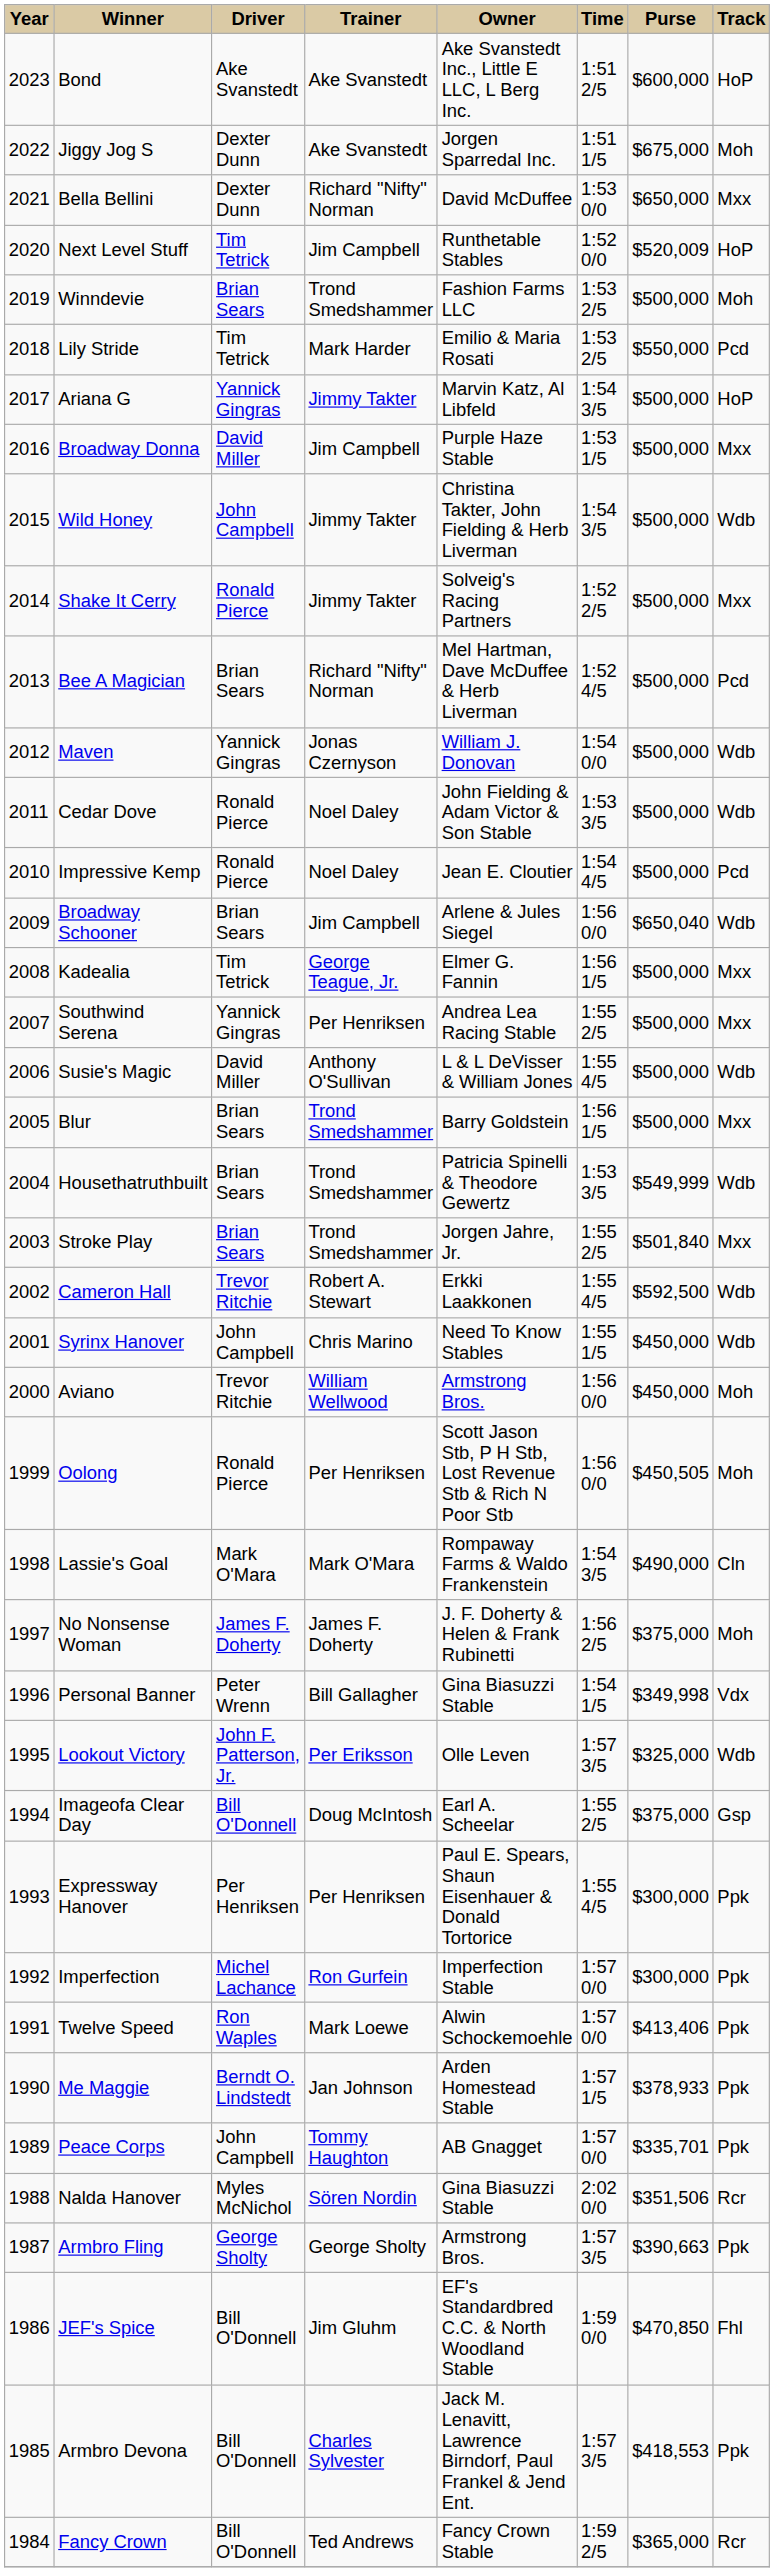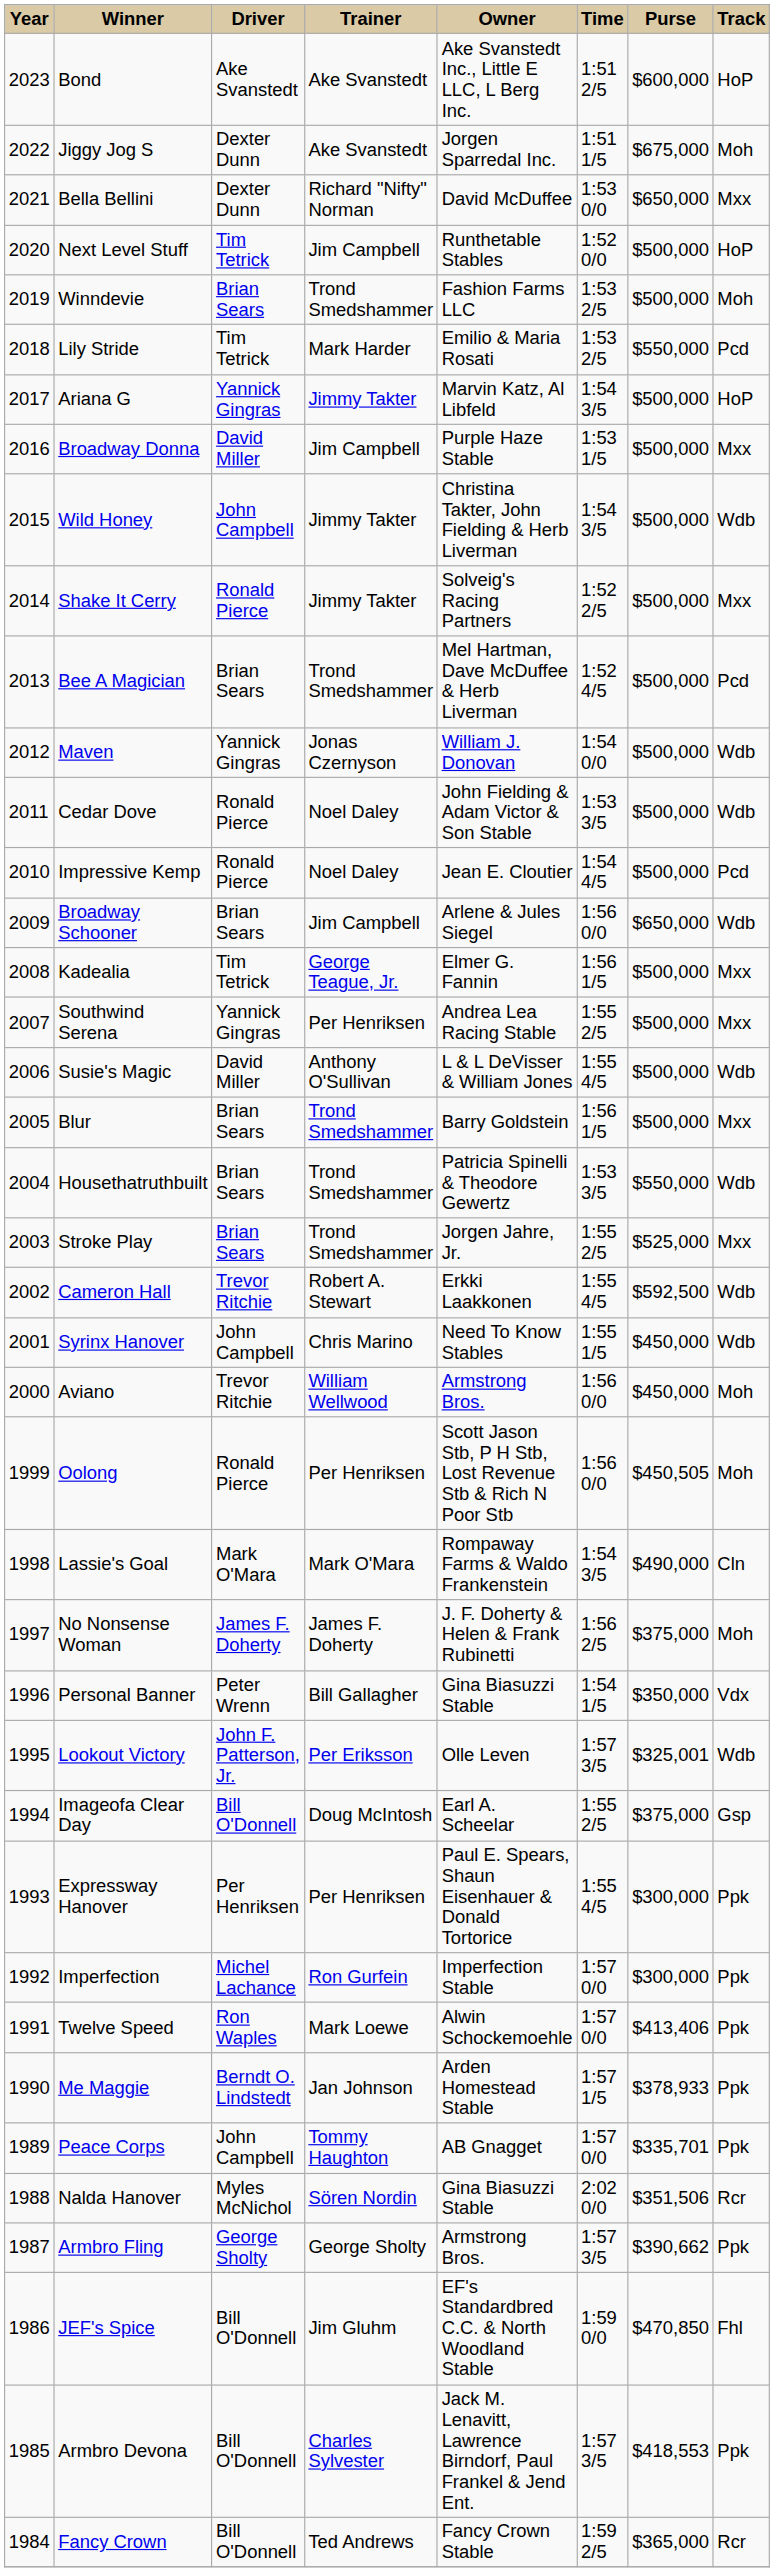(671, 249) $520,009 -> (671, 249) $500,000
(368, 681) Richard "Nifty" Norman -> (371, 681) Trond Smedshammer
(671, 922) $650,040 -> (671, 922) $650,000
(671, 1182) $549,999 -> (671, 1182) $550,000
(671, 1242) $501,840 -> (671, 1242) $525,000
(671, 1695) $349,998 -> (671, 1695) $350,000
(671, 1755) $325,000 -> (671, 1755) $325,001
(671, 2247) $390,663 -> (671, 2247) $390,662
